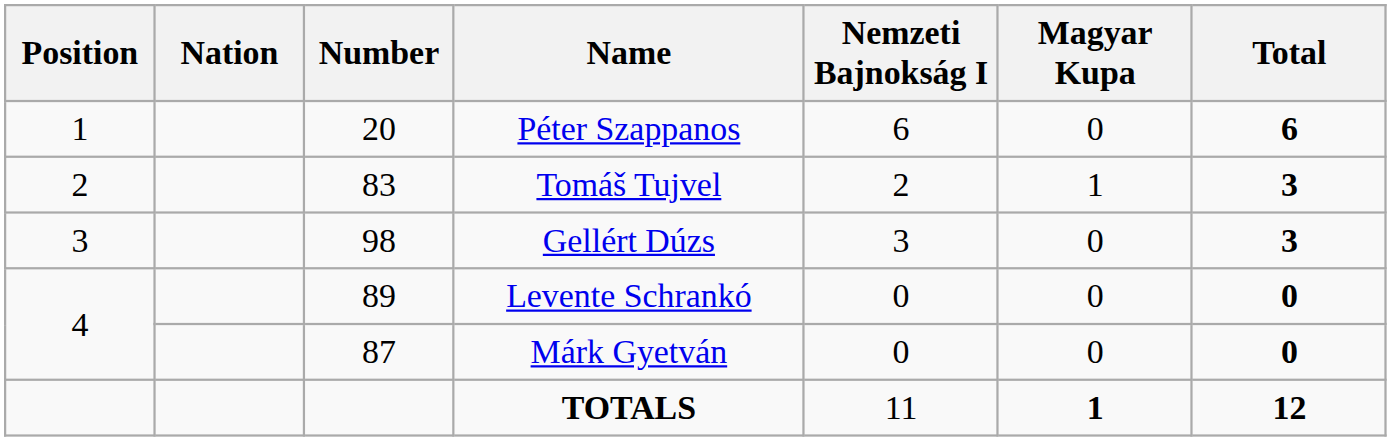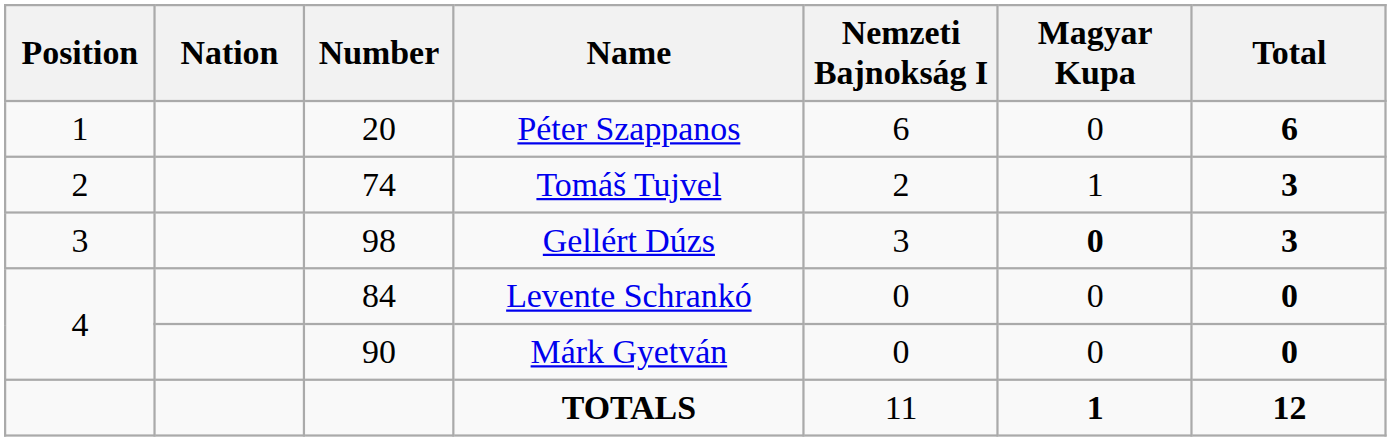(379, 184) 83 -> (379, 184) 74
(1095, 240) normal -> (1095, 240) bold
(379, 296) 89 -> (379, 296) 84
(379, 352) 87 -> (379, 352) 90
